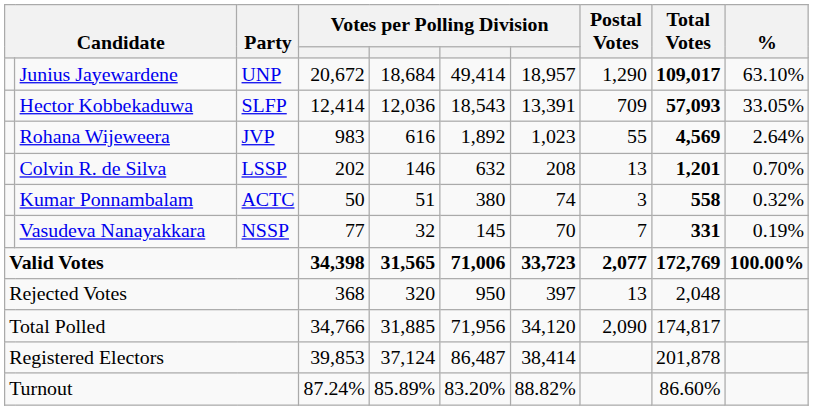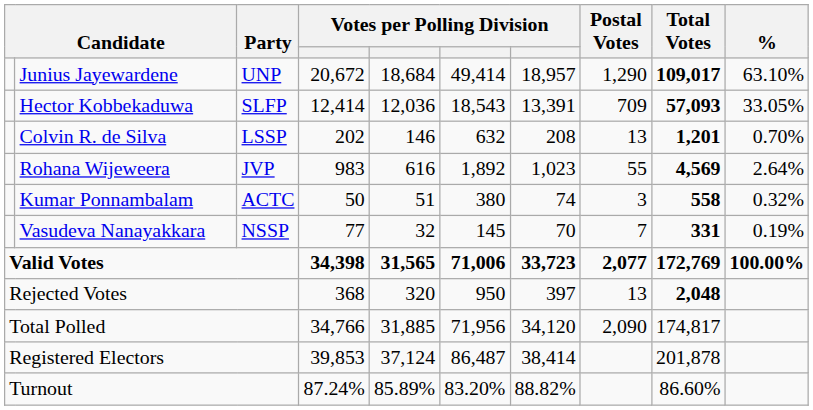rows swapped: (95, 136) <-> (93, 168)
(698, 294) normal -> (698, 294) bold
